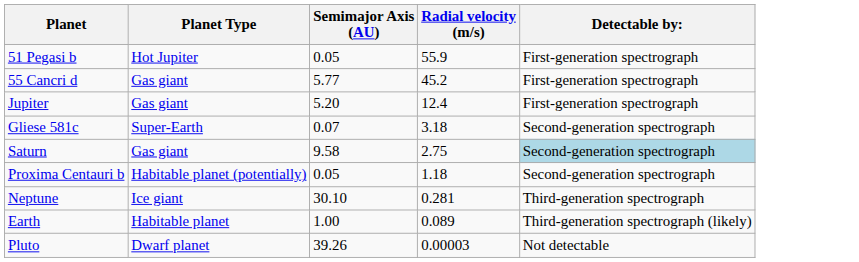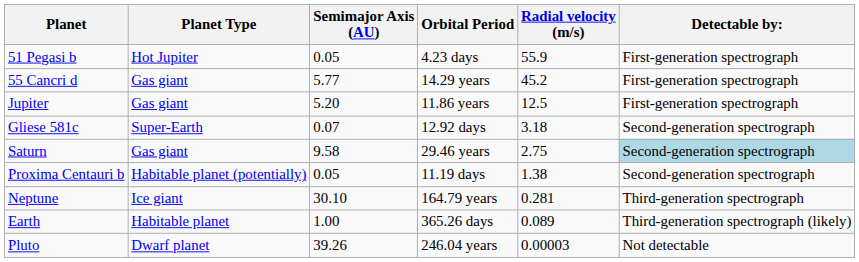+ column: (468, 24)
(434, 103) 12.4 -> (534, 103) 12.5
(434, 174) 1.18 -> (534, 174) 1.38
